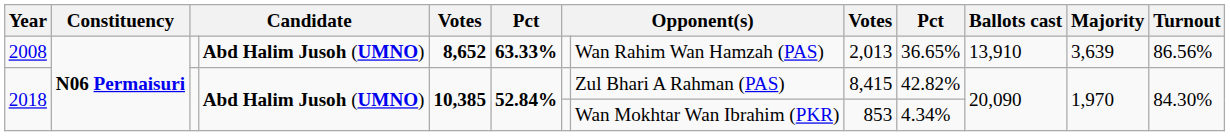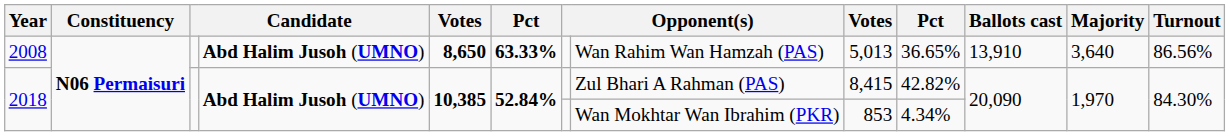(464, 51) 8,652 -> (464, 51) 8,650
(871, 51) 2,013 -> (871, 51) 5,013
(1092, 51) 3,639 -> (1092, 51) 3,640
